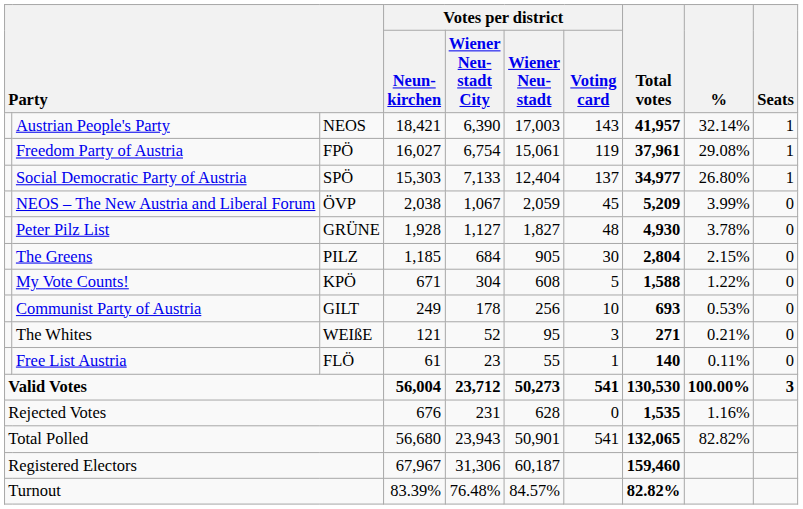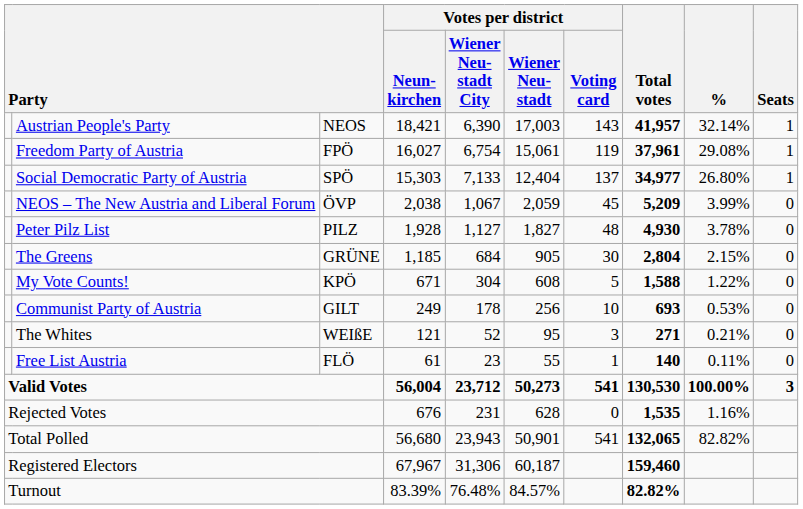(351, 230) GRÜNE -> (340, 230) PILZ
(340, 256) PILZ -> (351, 256) GRÜNE
